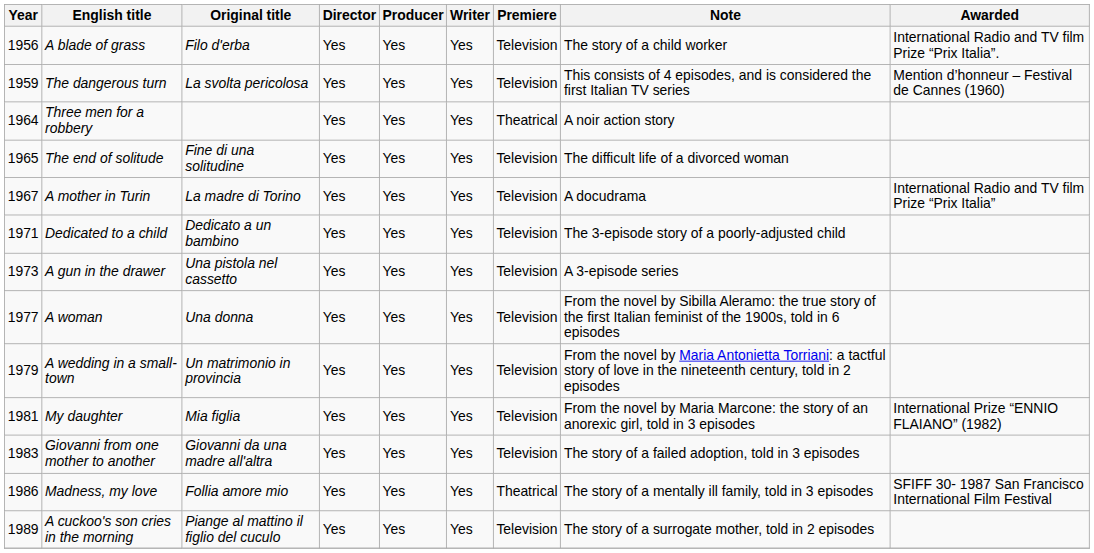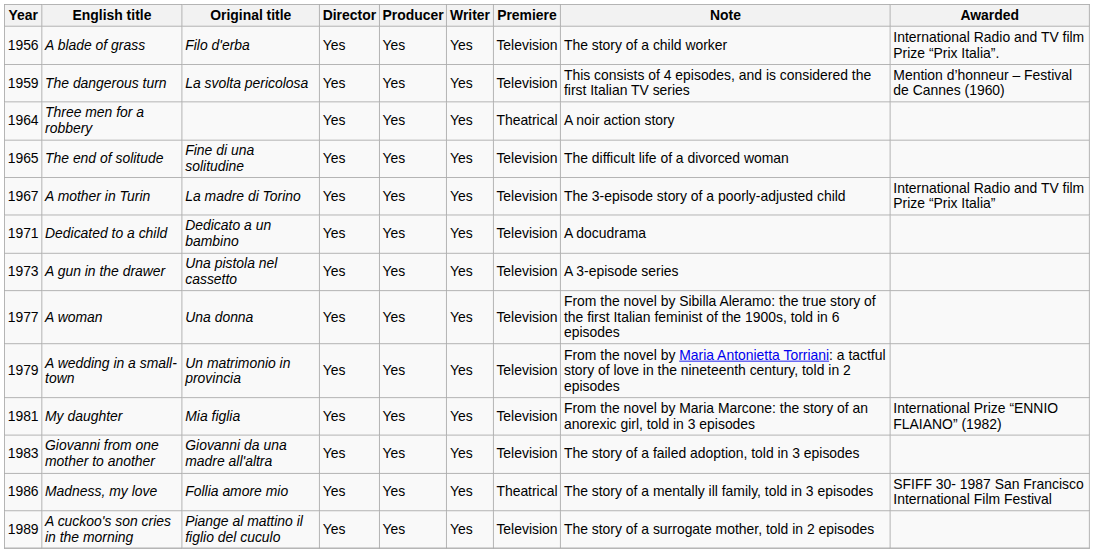(605, 196) A docudrama -> (705, 196) The 3-episode story of a poorly-adjusted child
(705, 234) The 3-episode story of a poorly-adjusted child -> (605, 234) A docudrama
